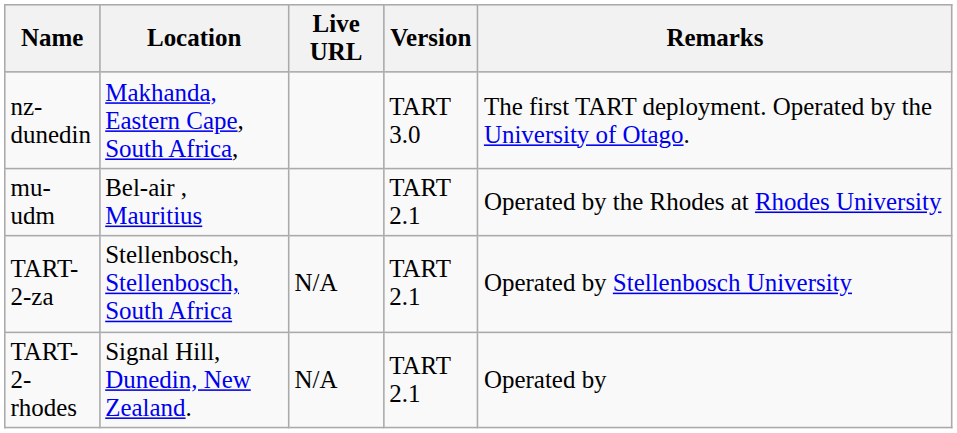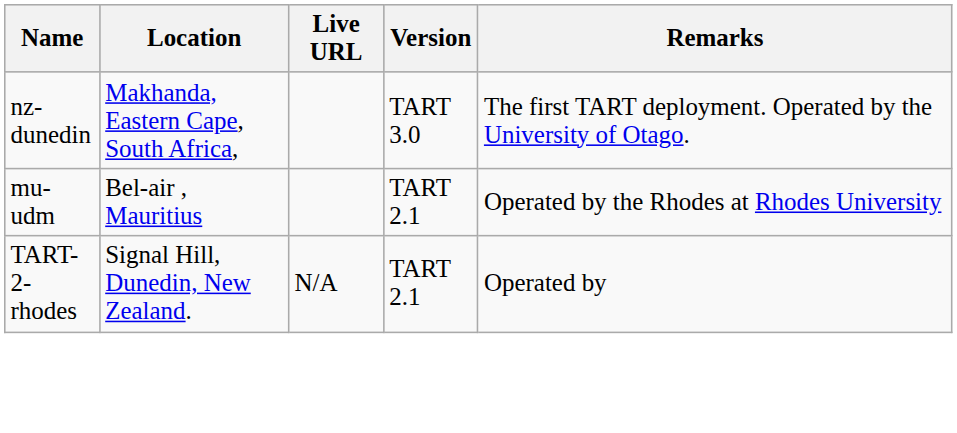- row: (44, 283)
